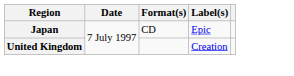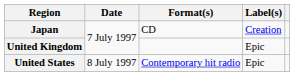(201, 29) Epic -> (263, 29) Creation
(209, 46) Creation -> (255, 46) Epic
+ row: (44, 63)
